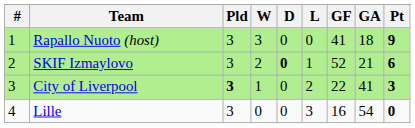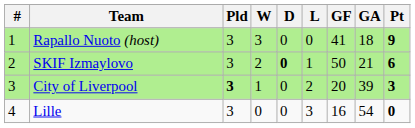(338, 63) 52 -> (338, 63) 50
(338, 87) 22 -> (338, 87) 20
(366, 87) 41 -> (366, 87) 39
